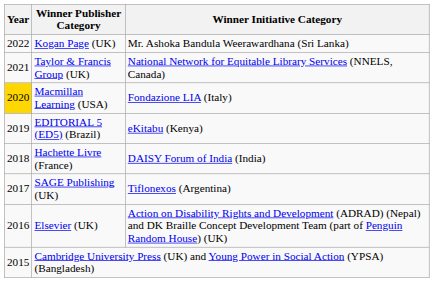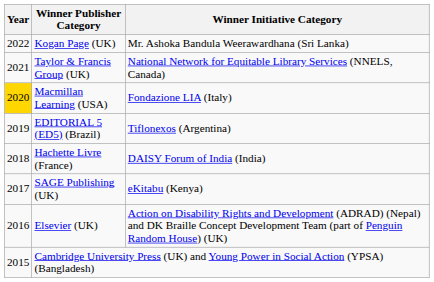(165, 128) eKitabu (Kenya) -> (179, 128) Tiflonexos (Argentina)
(179, 189) Tiflonexos (Argentina) -> (165, 189) eKitabu (Kenya)
